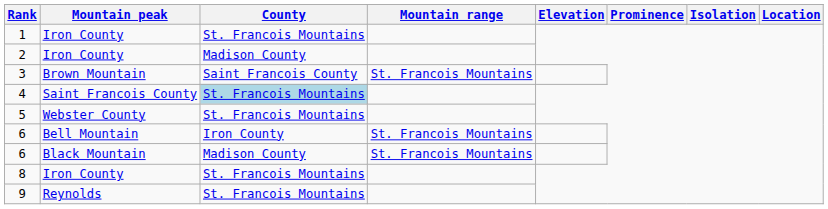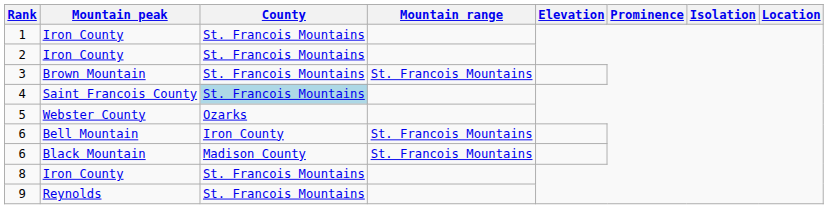(254, 54) Madison County -> (284, 54) St. Francois Mountains
(280, 74) Saint Francois County -> (284, 74) St. Francois Mountains
(284, 114) St. Francois Mountains -> (225, 114) Ozarks
